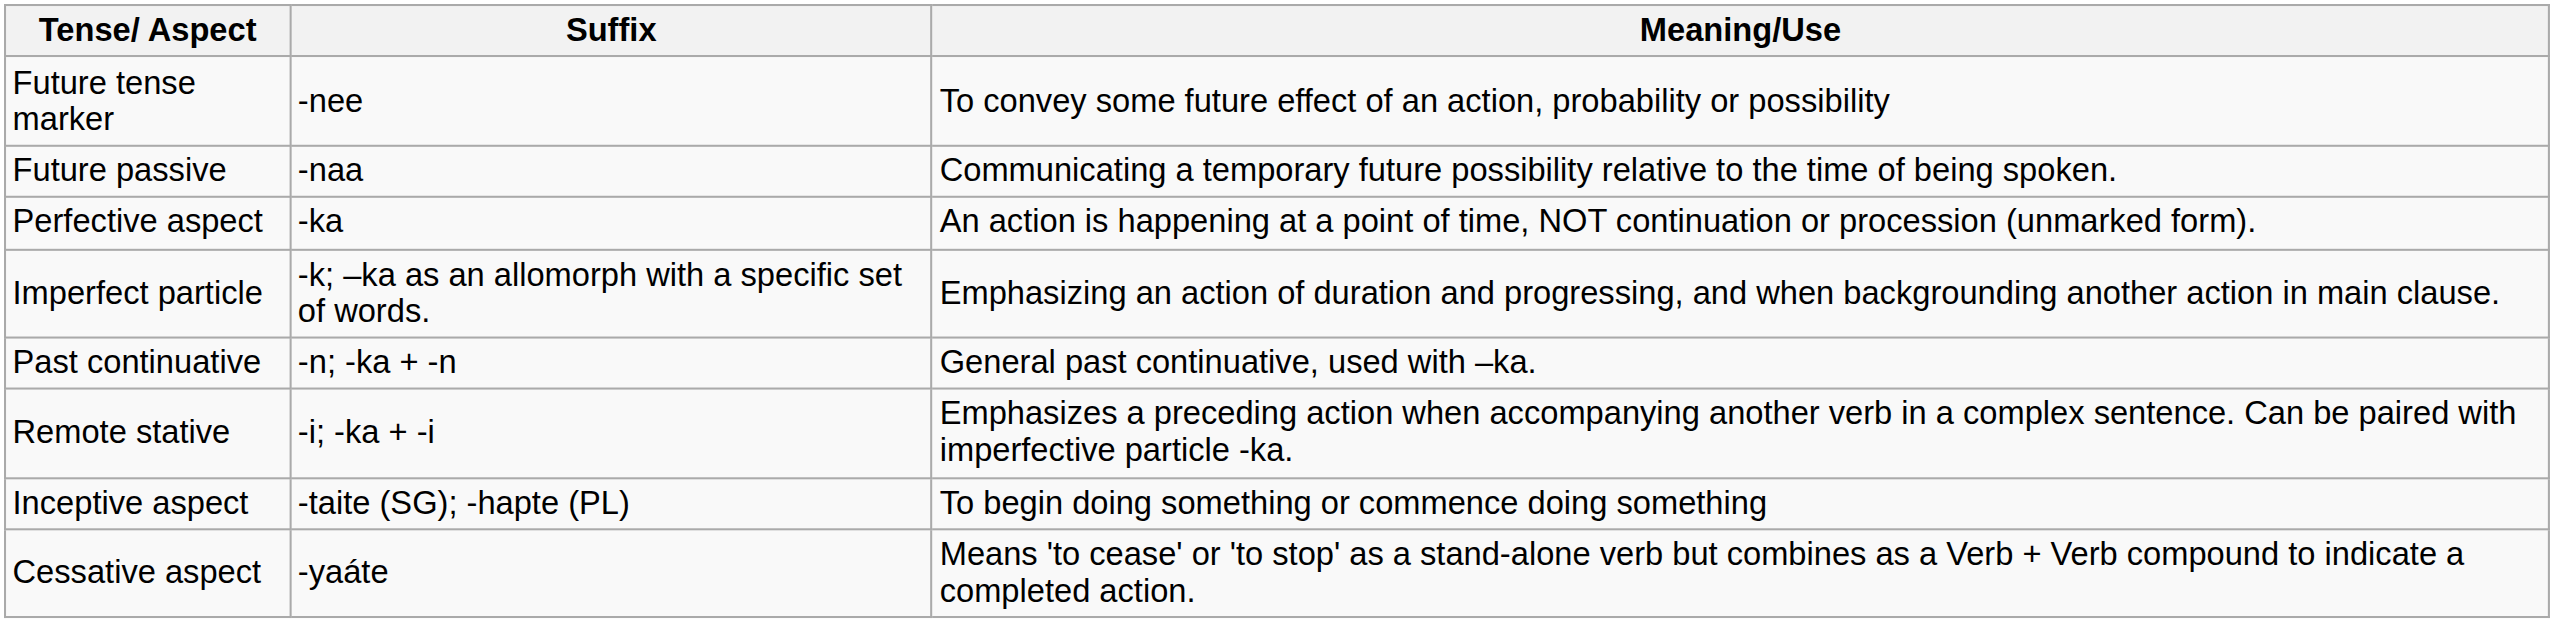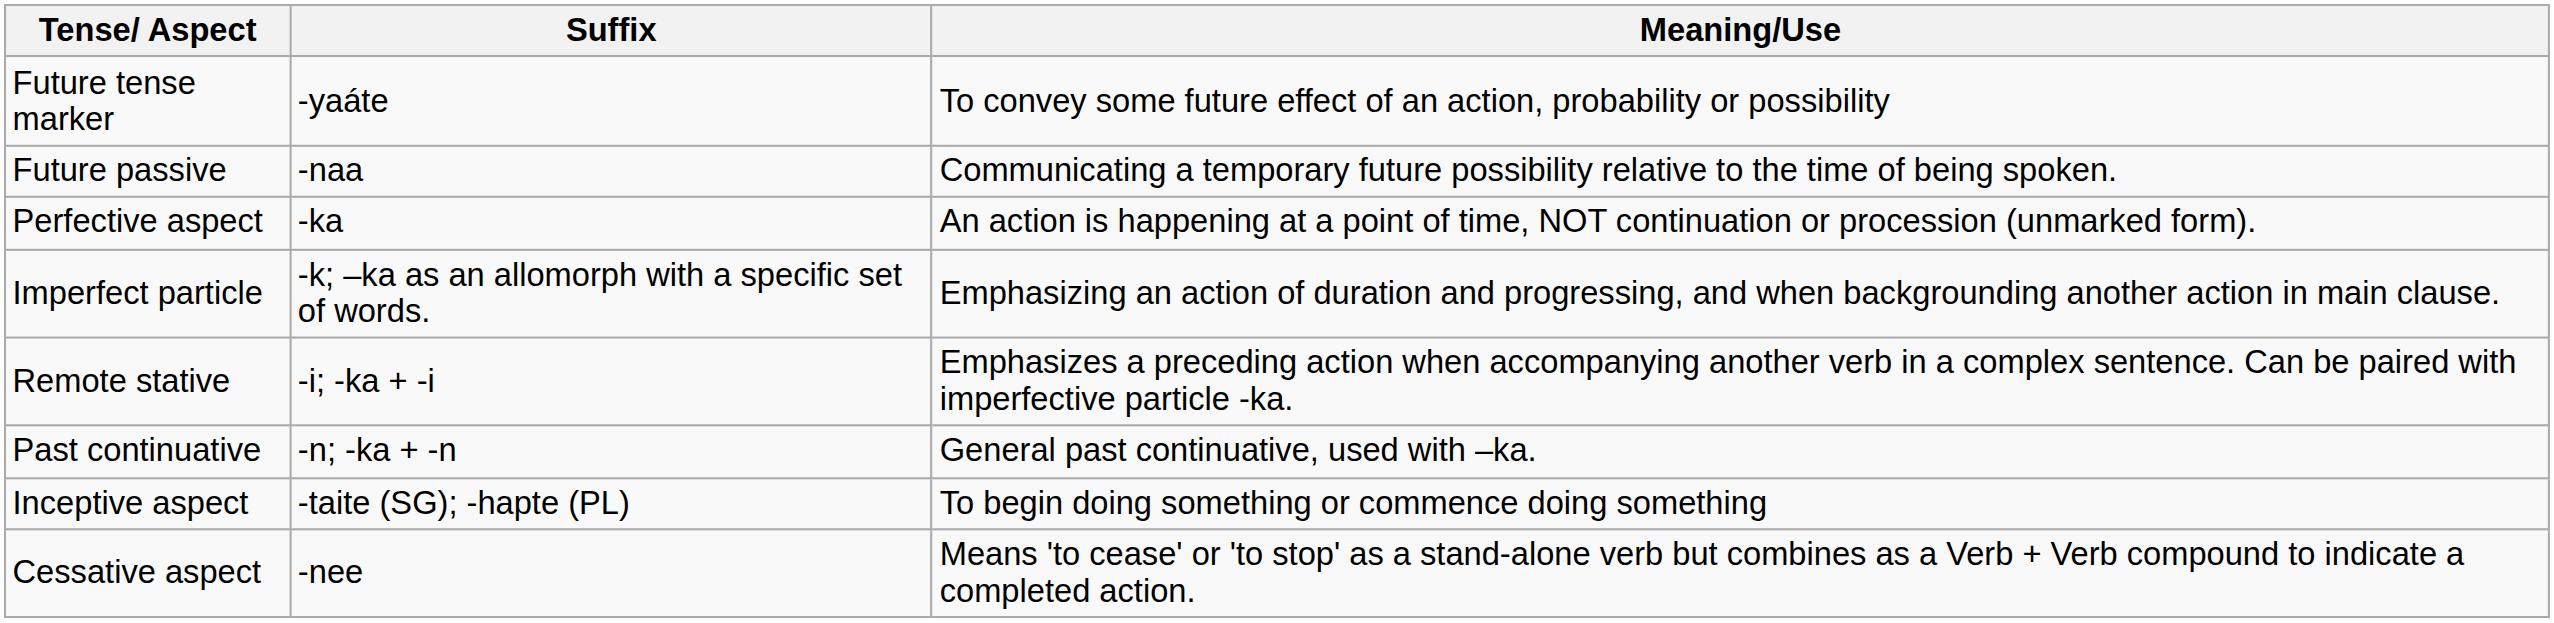(331, 100) -nee -> (343, 100) -yaáte
rows swapped: (121, 432) <-> (137, 362)
(343, 573) -yaáte -> (331, 573) -nee
